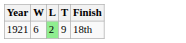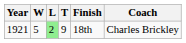+ column: (143, 13)
(36, 30) 6 -> (36, 30) 5
